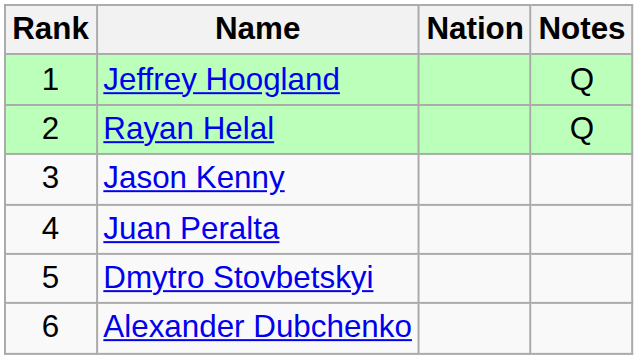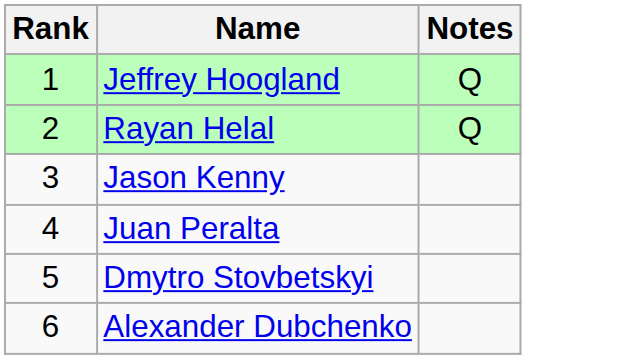- column: (475, 29)
